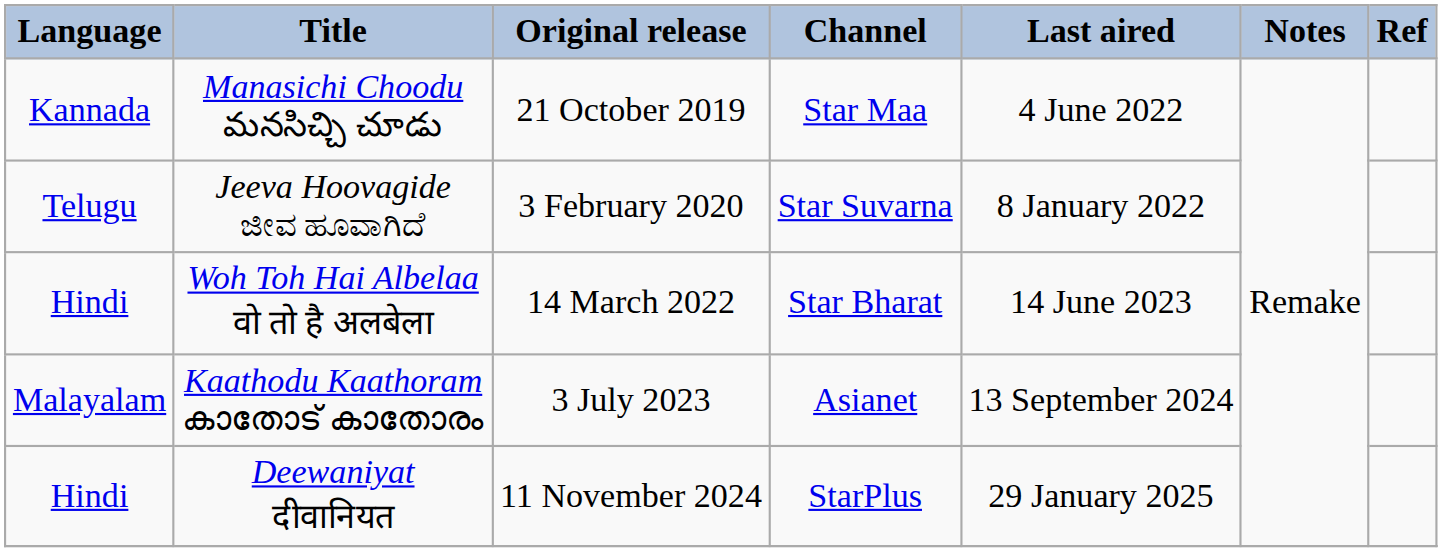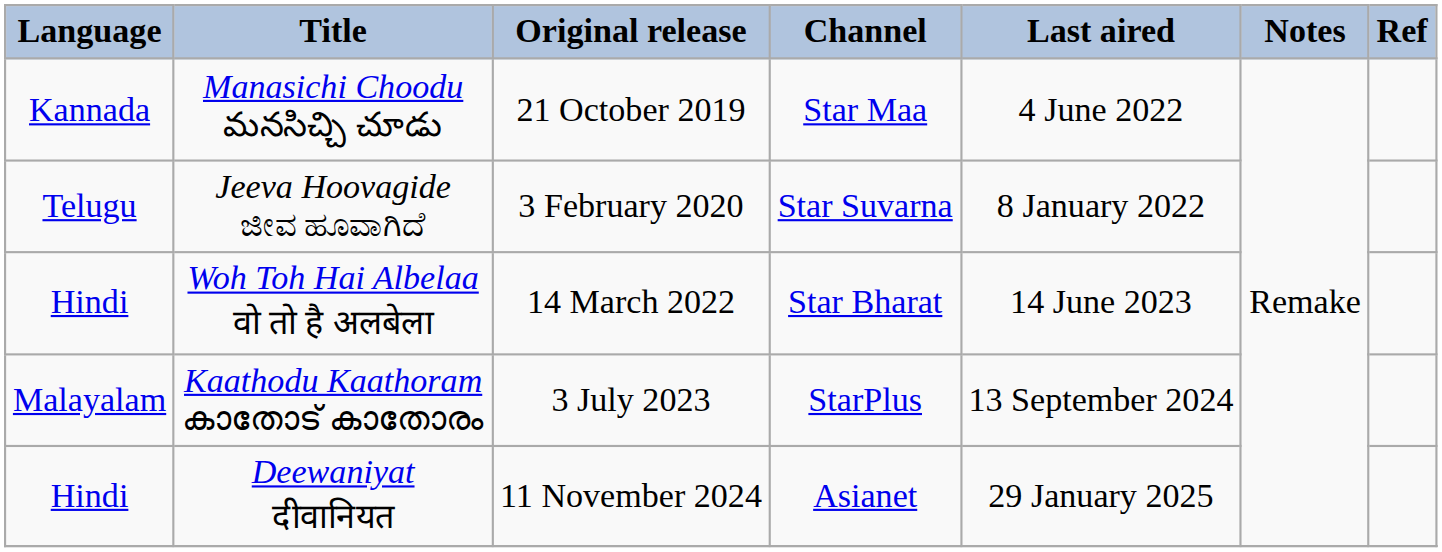(865, 398) Asianet -> (865, 398) StarPlus
(865, 495) StarPlus -> (865, 495) Asianet
